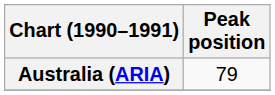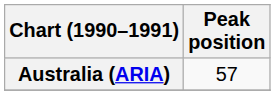(227, 74) 79 -> (227, 74) 57
